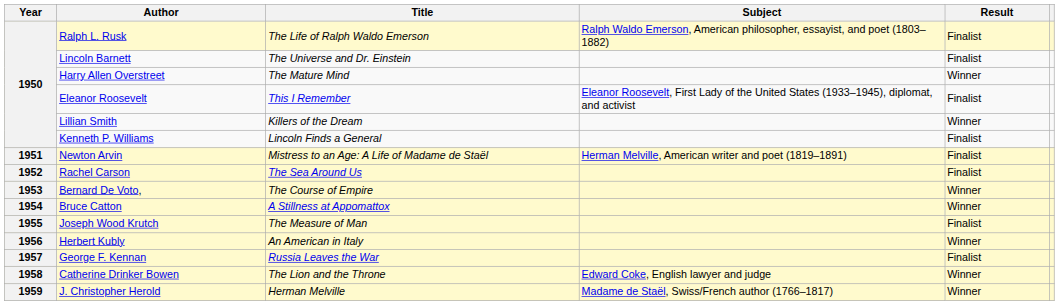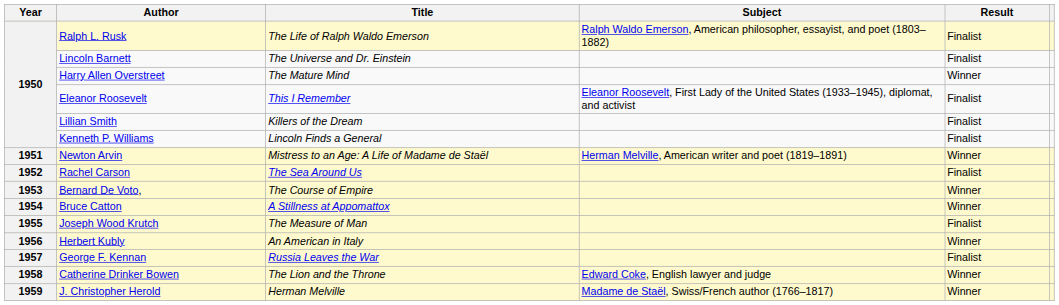(964, 122) Winner -> (964, 122) Finalist
(964, 156) Finalist -> (964, 156) Winner
